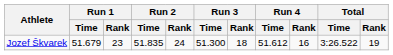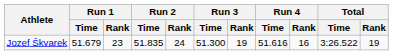(242, 43) 18 -> (242, 43) 19
(273, 43) 51.612 -> (273, 43) 51.616
